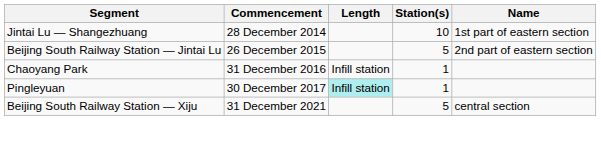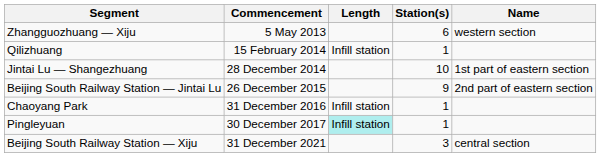+ row: (71, 32)
+ row: (35, 50)
(446, 50) 5 -> (446, 87) 9
(446, 106) 5 -> (446, 143) 3
